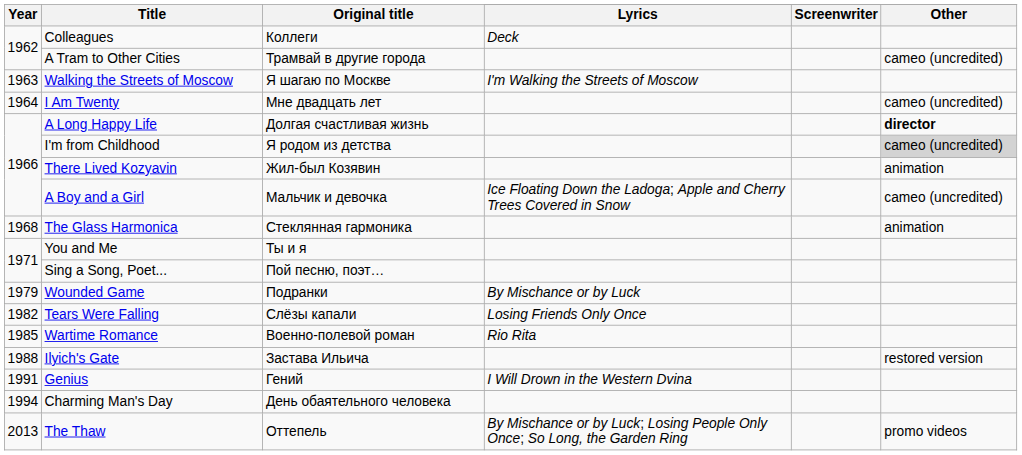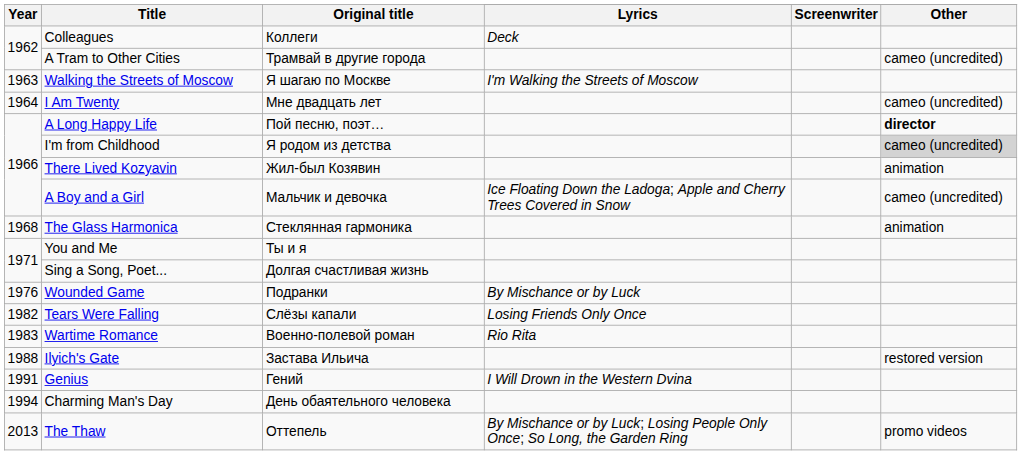(347, 124) Долгая счастливая жизнь -> (325, 124) Пой песню, поэт…
(325, 270) Пой песню, поэт… -> (347, 270) Долгая счастливая жизнь
(23, 292) 1979 -> (23, 292) 1976
(23, 336) 1985 -> (23, 336) 1983
